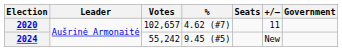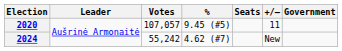(162, 25) 102,657 -> (162, 25) 107,057
(207, 25) 4.62 (#7) -> (207, 25) 9.45 (#5)
(207, 39) 9.45 (#5) -> (207, 39) 4.62 (#7)
